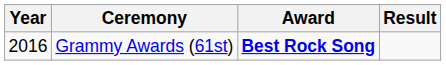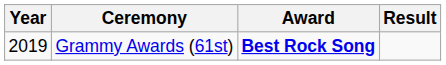(28, 45) 2016 -> (28, 45) 2019
